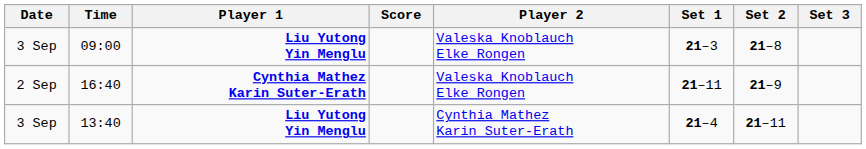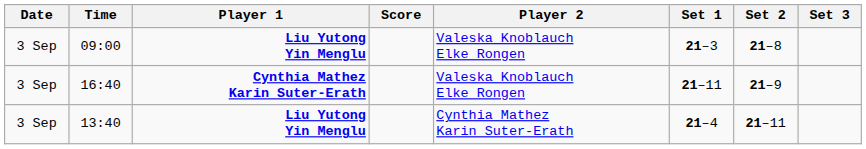(37, 85) 2 Sep -> (37, 85) 3 Sep
